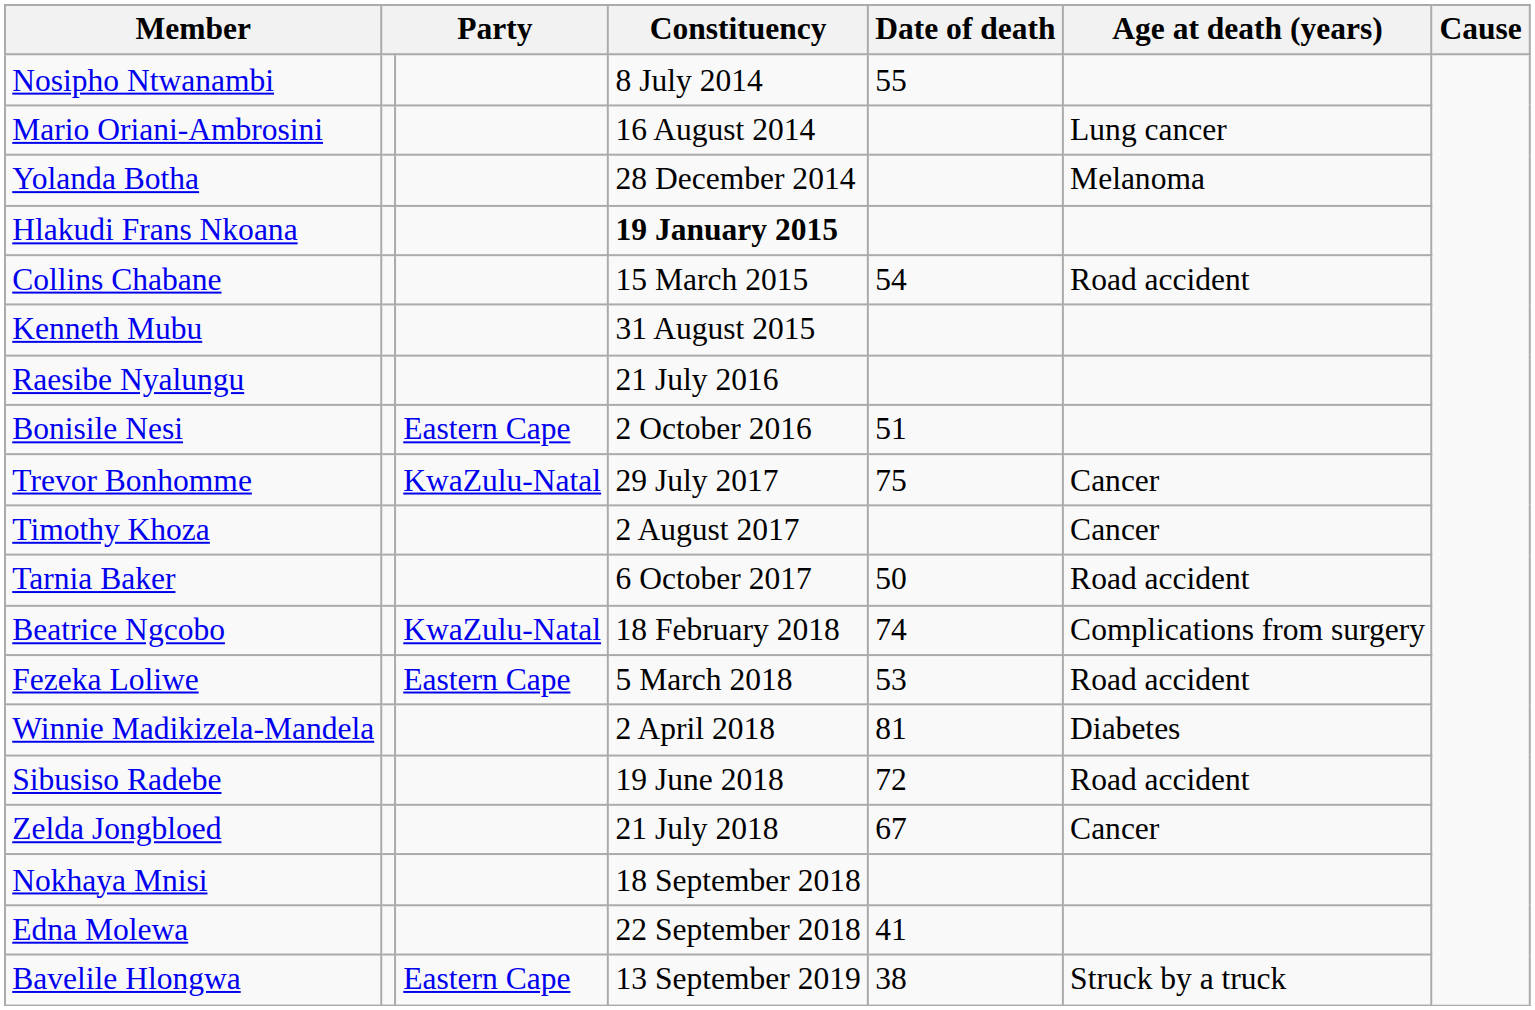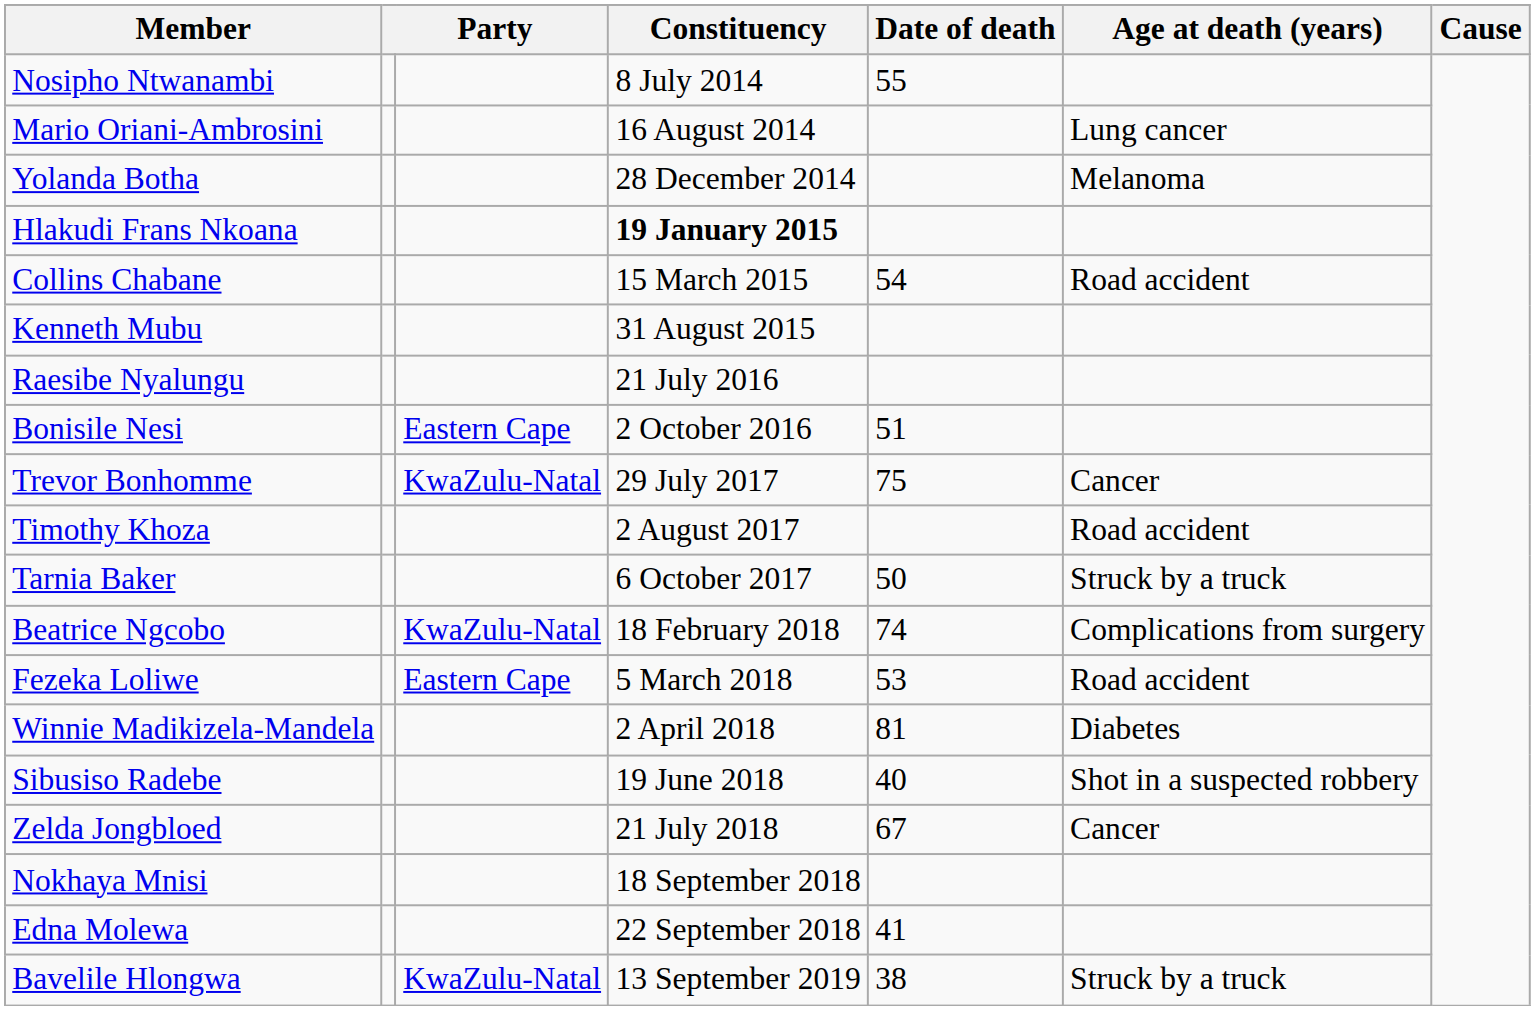(1115, 529) Cancer -> (1160, 529) Road accident
(1160, 579) Road accident -> (1178, 579) Struck by a truck
(891, 779) 72 -> (891, 779) 40
(1160, 779) Road accident -> (1244, 779) Shot in a suspected robbery
(487, 979) Eastern Cape -> (502, 979) KwaZulu-Natal
